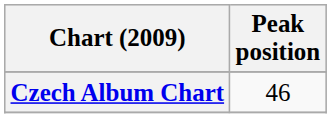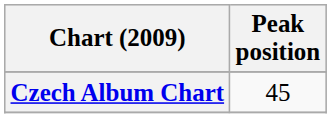(278, 91) 46 -> (278, 91) 45
